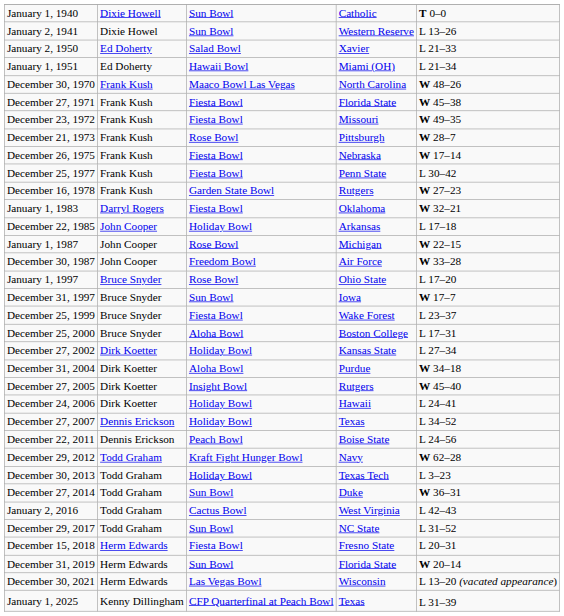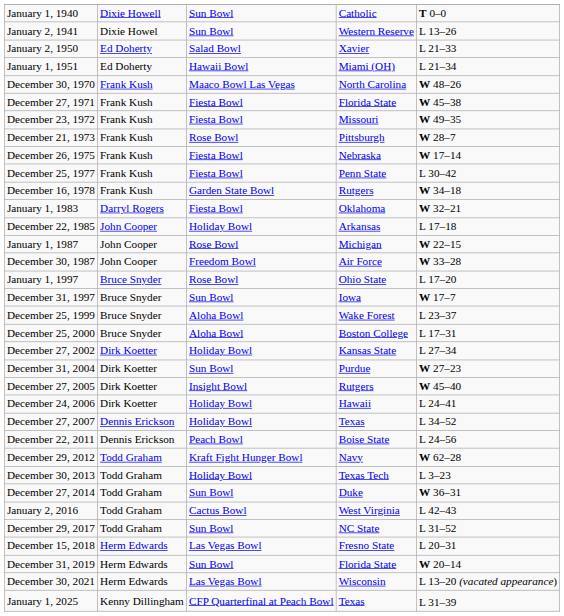(440, 191) W 27–23 -> (440, 191) W 34–18
(216, 315) Fiesta Bowl -> (216, 315) Aloha Bowl
(216, 368) Aloha Bowl -> (211, 368) Sun Bowl
(440, 368) W 34–18 -> (440, 368) W 27–23
(216, 546) Fiesta Bowl -> (225, 546) Las Vegas Bowl
